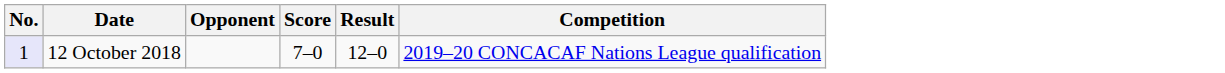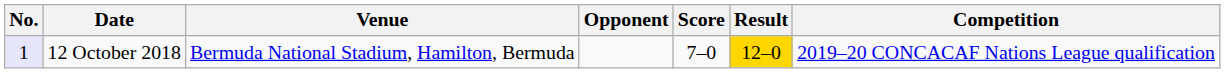+ column: (382, 20)
(367, 51) no background -> (761, 51) gold background
